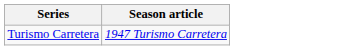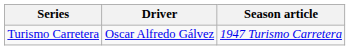+ column: (160, 14)
